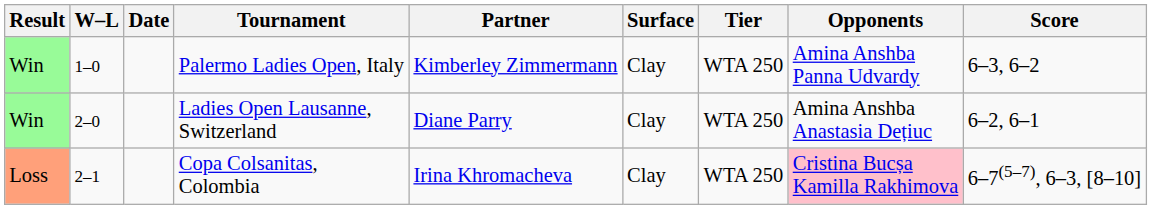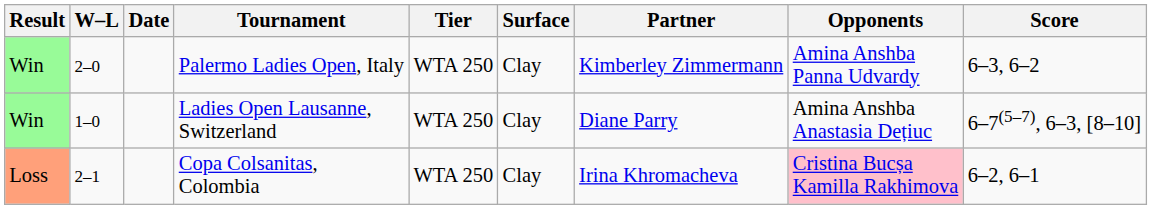columns swapped: (743, 20) <-> (515, 20)
(87, 66) 1–0 -> (87, 66) 2–0
(87, 121) 2–0 -> (87, 121) 1–0
(1004, 120) 6–2, 6–1 -> (1054, 120) 6–7(5–7), 6–3, [8–10]
(1054, 175) 6–7(5–7), 6–3, [8–10] -> (1004, 175) 6–2, 6–1
